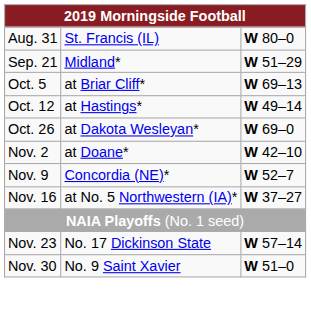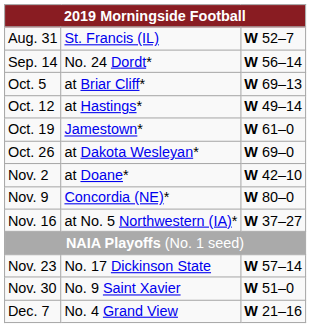(269, 38) W 80–0 -> (269, 38) W 52–7
+ row: (33, 61)
- row: (33, 61)
+ row: (31, 129)
(269, 175) W 52–7 -> (269, 197) W 80–0
+ row: (29, 311)
